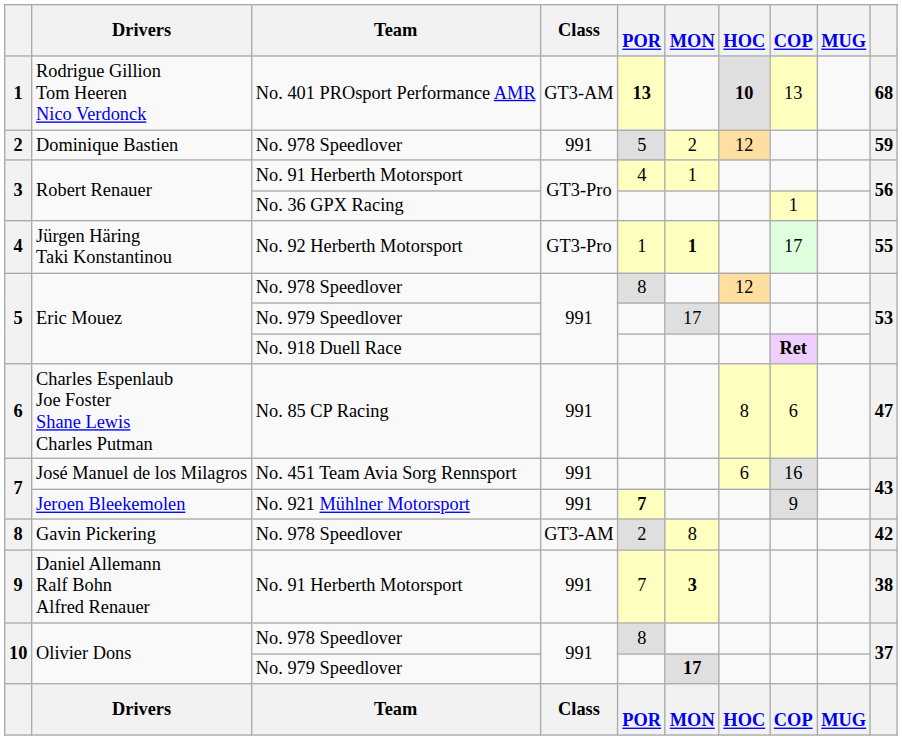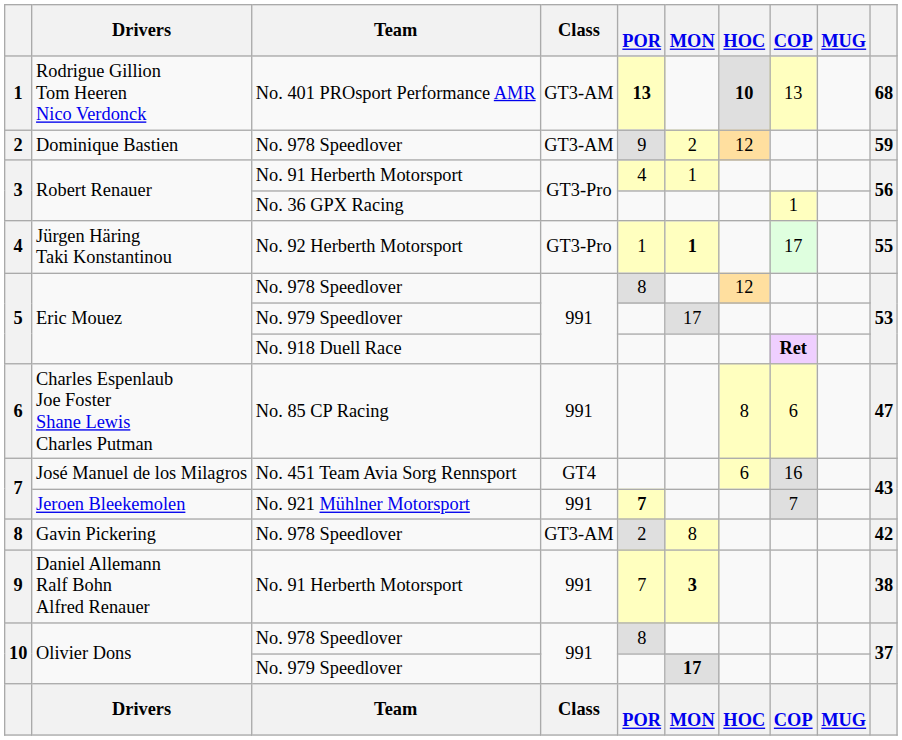(579, 144) 991 -> (579, 144) GT3-AM
(642, 144) 5 -> (642, 144) 9
(579, 473) 991 -> (579, 473) GT4
(793, 503) 9 -> (793, 503) 7
